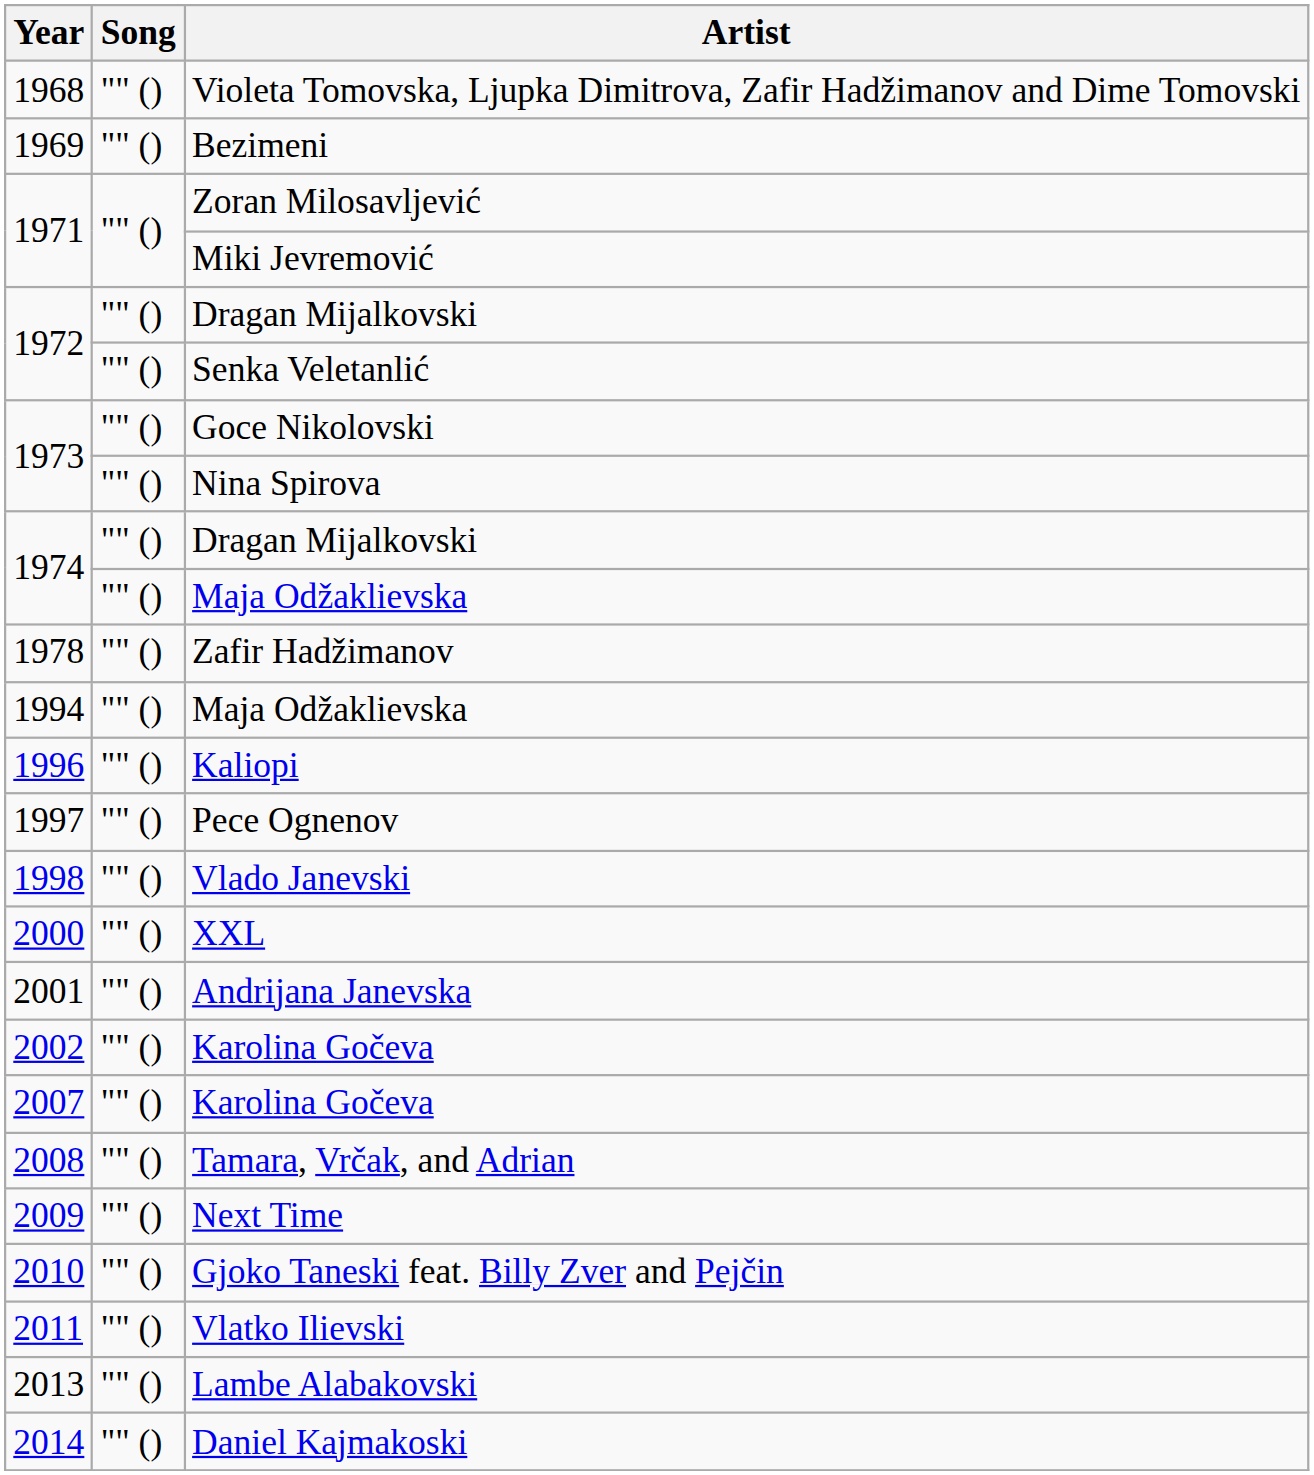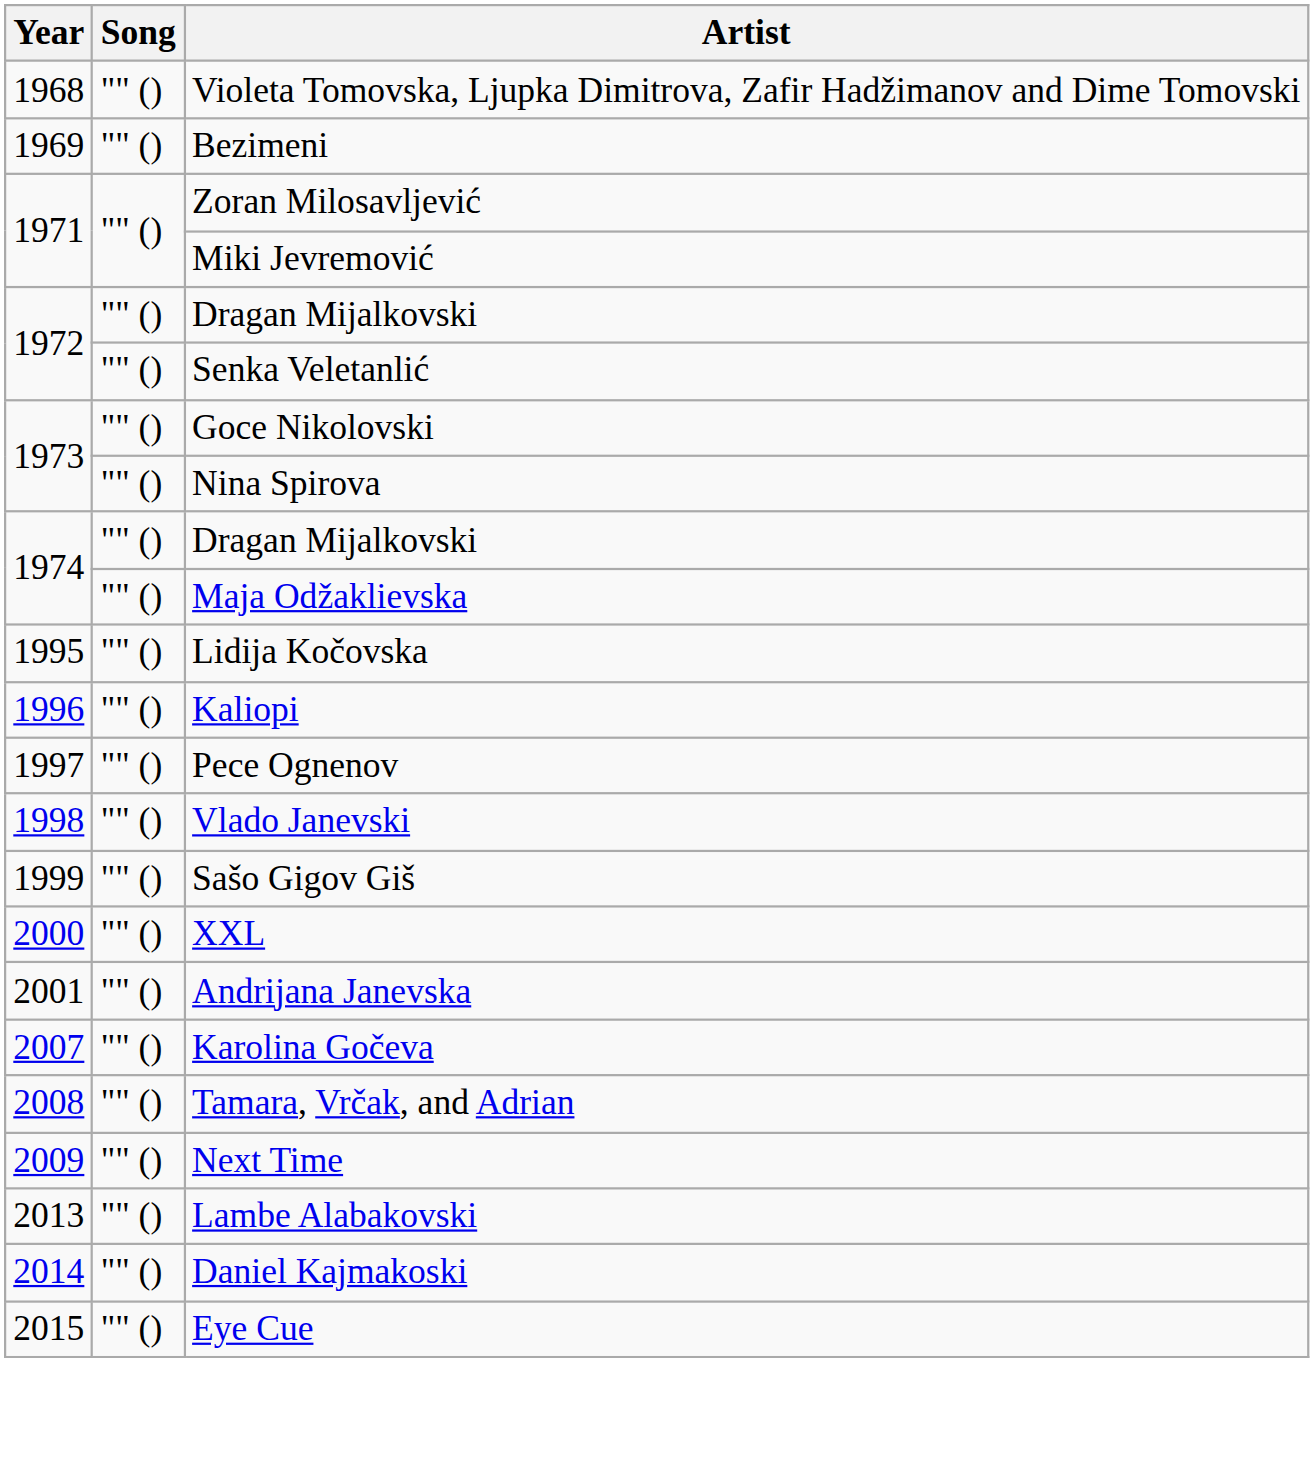- row: (49, 652)
- row: (49, 708)
+ row: (49, 652)
+ row: (49, 877)
- row: (49, 1046)
- row: (49, 1271)
- row: (48, 1328)
+ row: (49, 1328)
